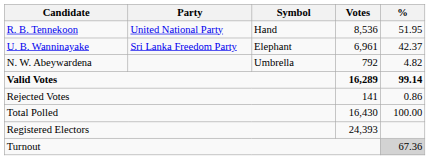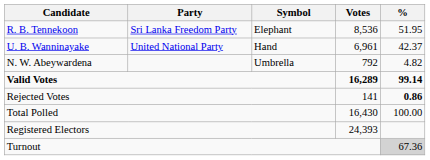(177, 29) United National Party -> (184, 29) Sri Lanka Freedom Party
(266, 29) Hand -> (273, 29) Elephant
(184, 46) Sri Lanka Freedom Party -> (177, 46) United National Party
(273, 46) Elephant -> (266, 46) Hand
(413, 96) normal -> (413, 96) bold
